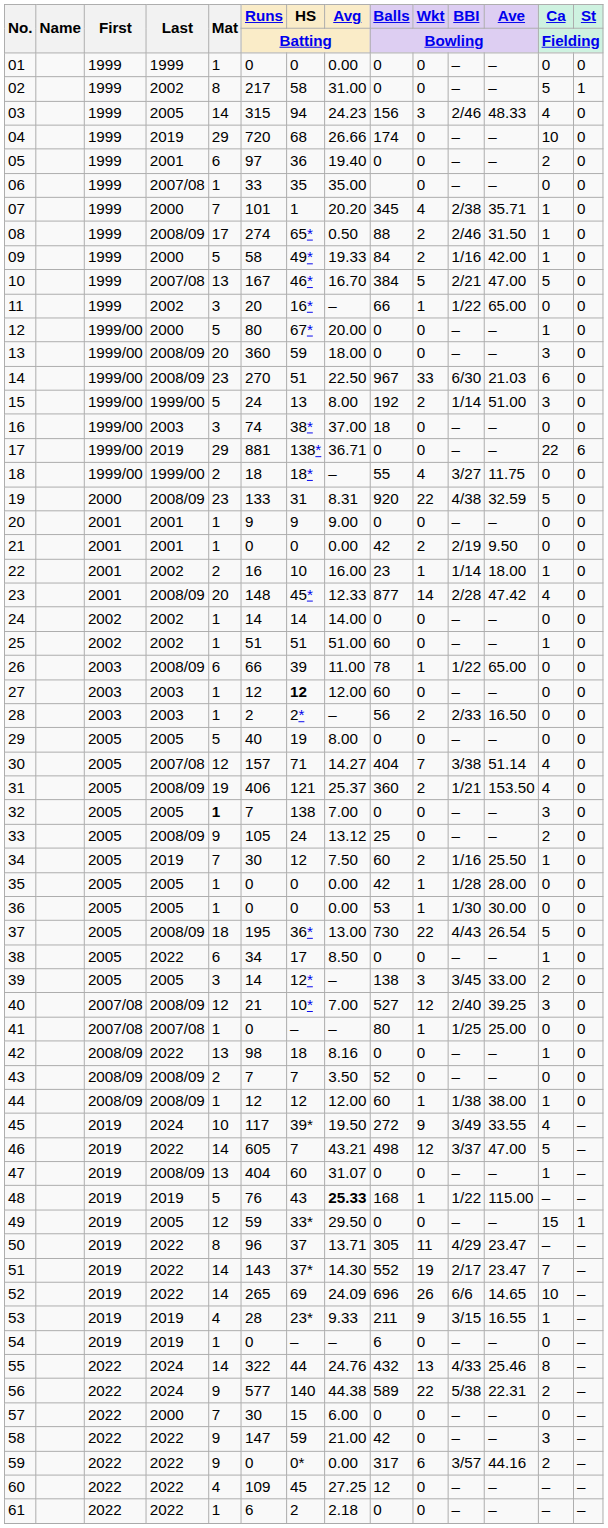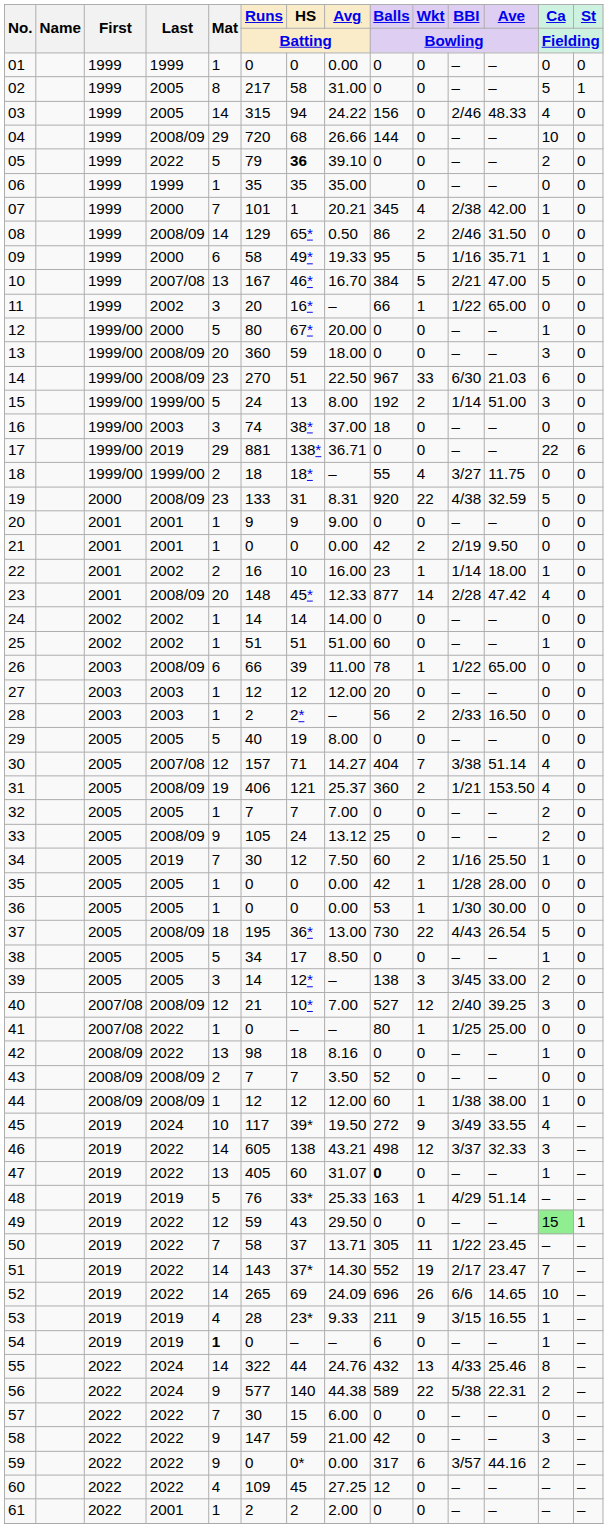(167, 88) 2002 -> (167, 88) 2005
(347, 112) 24.23 -> (347, 112) 24.22
(421, 112) 3 -> (421, 112) 0
(167, 137) 2019 -> (177, 137) 2008/09
(386, 137) 174 -> (386, 137) 144
(167, 161) 2001 -> (167, 161) 2022
(216, 161) 6 -> (216, 161) 5
(253, 161) 97 -> (253, 161) 79
(298, 161) normal -> (298, 161) bold
(347, 161) 19.40 -> (347, 161) 39.10
(177, 185) 2007/08 -> (167, 185) 1999
(253, 185) 33 -> (253, 185) 35
(347, 209) 20.20 -> (347, 209) 20.21
(507, 209) 35.71 -> (507, 209) 42.00
(220, 233) 17 -> (220, 233) 14
(258, 233) 274 -> (258, 233) 129
(382, 233) 88 -> (382, 233) 86
(546, 233) 1 -> (546, 233) 0
(216, 257) 5 -> (216, 257) 6
(382, 257) 84 -> (382, 257) 95
(421, 257) 2 -> (421, 257) 5
(507, 257) 42.00 -> (507, 257) 35.71
(298, 691) bold -> (298, 691) normal
(382, 691) 60 -> (382, 691) 20
(216, 812) bold -> (216, 812) normal
(303, 812) 138 -> (294, 812) 7
(546, 812) 3 -> (546, 812) 2
(167, 956) 2022 -> (167, 956) 2005
(216, 956) 6 -> (216, 956) 5
(177, 1029) 2007/08 -> (167, 1029) 2022
(294, 1149) 7 -> (303, 1149) 138
(507, 1149) 47.00 -> (507, 1149) 32.33
(546, 1149) 5 -> (546, 1149) 3
(177, 1173) 2008/09 -> (167, 1173) 2022
(258, 1173) 404 -> (258, 1173) 405
(378, 1173) normal -> (378, 1173) bold
(298, 1197) 43 -> (301, 1197) 33*
(347, 1197) bold -> (347, 1197) normal
(386, 1197) 168 -> (386, 1197) 163
(466, 1197) 1/22 -> (466, 1197) 4/29
(511, 1197) 115.00 -> (507, 1197) 51.14
(167, 1221) 2005 -> (167, 1221) 2022
(301, 1221) 33* -> (298, 1221) 43
(550, 1221) no background -> (550, 1221) lightgreen background
(216, 1245) 8 -> (216, 1245) 7
(253, 1245) 96 -> (253, 1245) 58
(466, 1245) 4/29 -> (466, 1245) 1/22
(507, 1245) 23.47 -> (507, 1245) 23.45
(216, 1342) normal -> (216, 1342) bold
(546, 1342) 0 -> (546, 1342) 1
(167, 1414) 2000 -> (167, 1414) 2022
(167, 1511) 2022 -> (167, 1511) 2001
(249, 1511) 6 -> (249, 1511) 2
(343, 1511) 2.18 -> (343, 1511) 2.00
